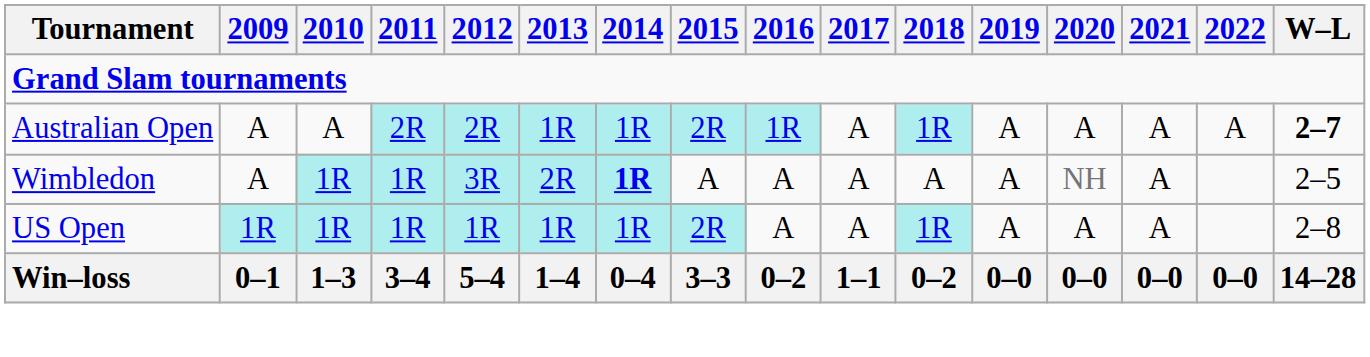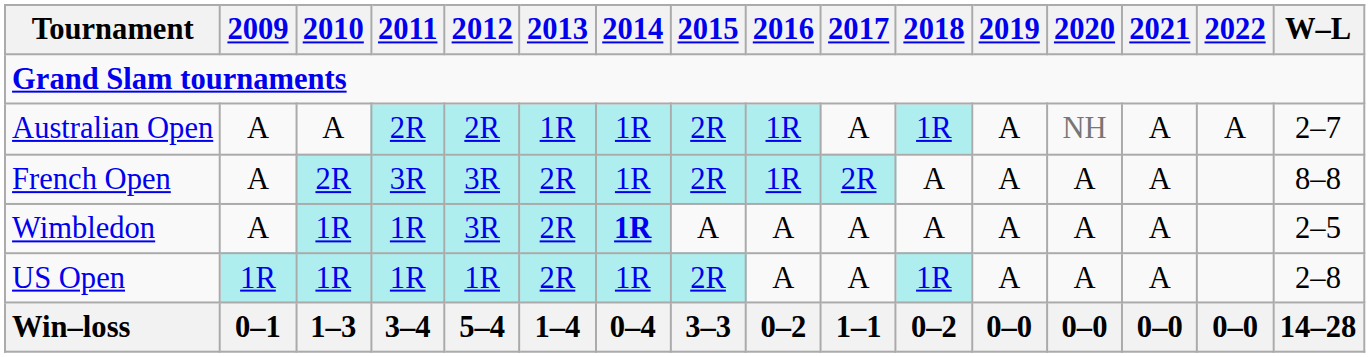(1085, 128) A -> (1084, 128) NH
(1318, 128) bold -> (1318, 128) normal
+ row: (91, 177)
(1084, 177) NH -> (1085, 227) A
(557, 227) 1R -> (557, 276) 2R
